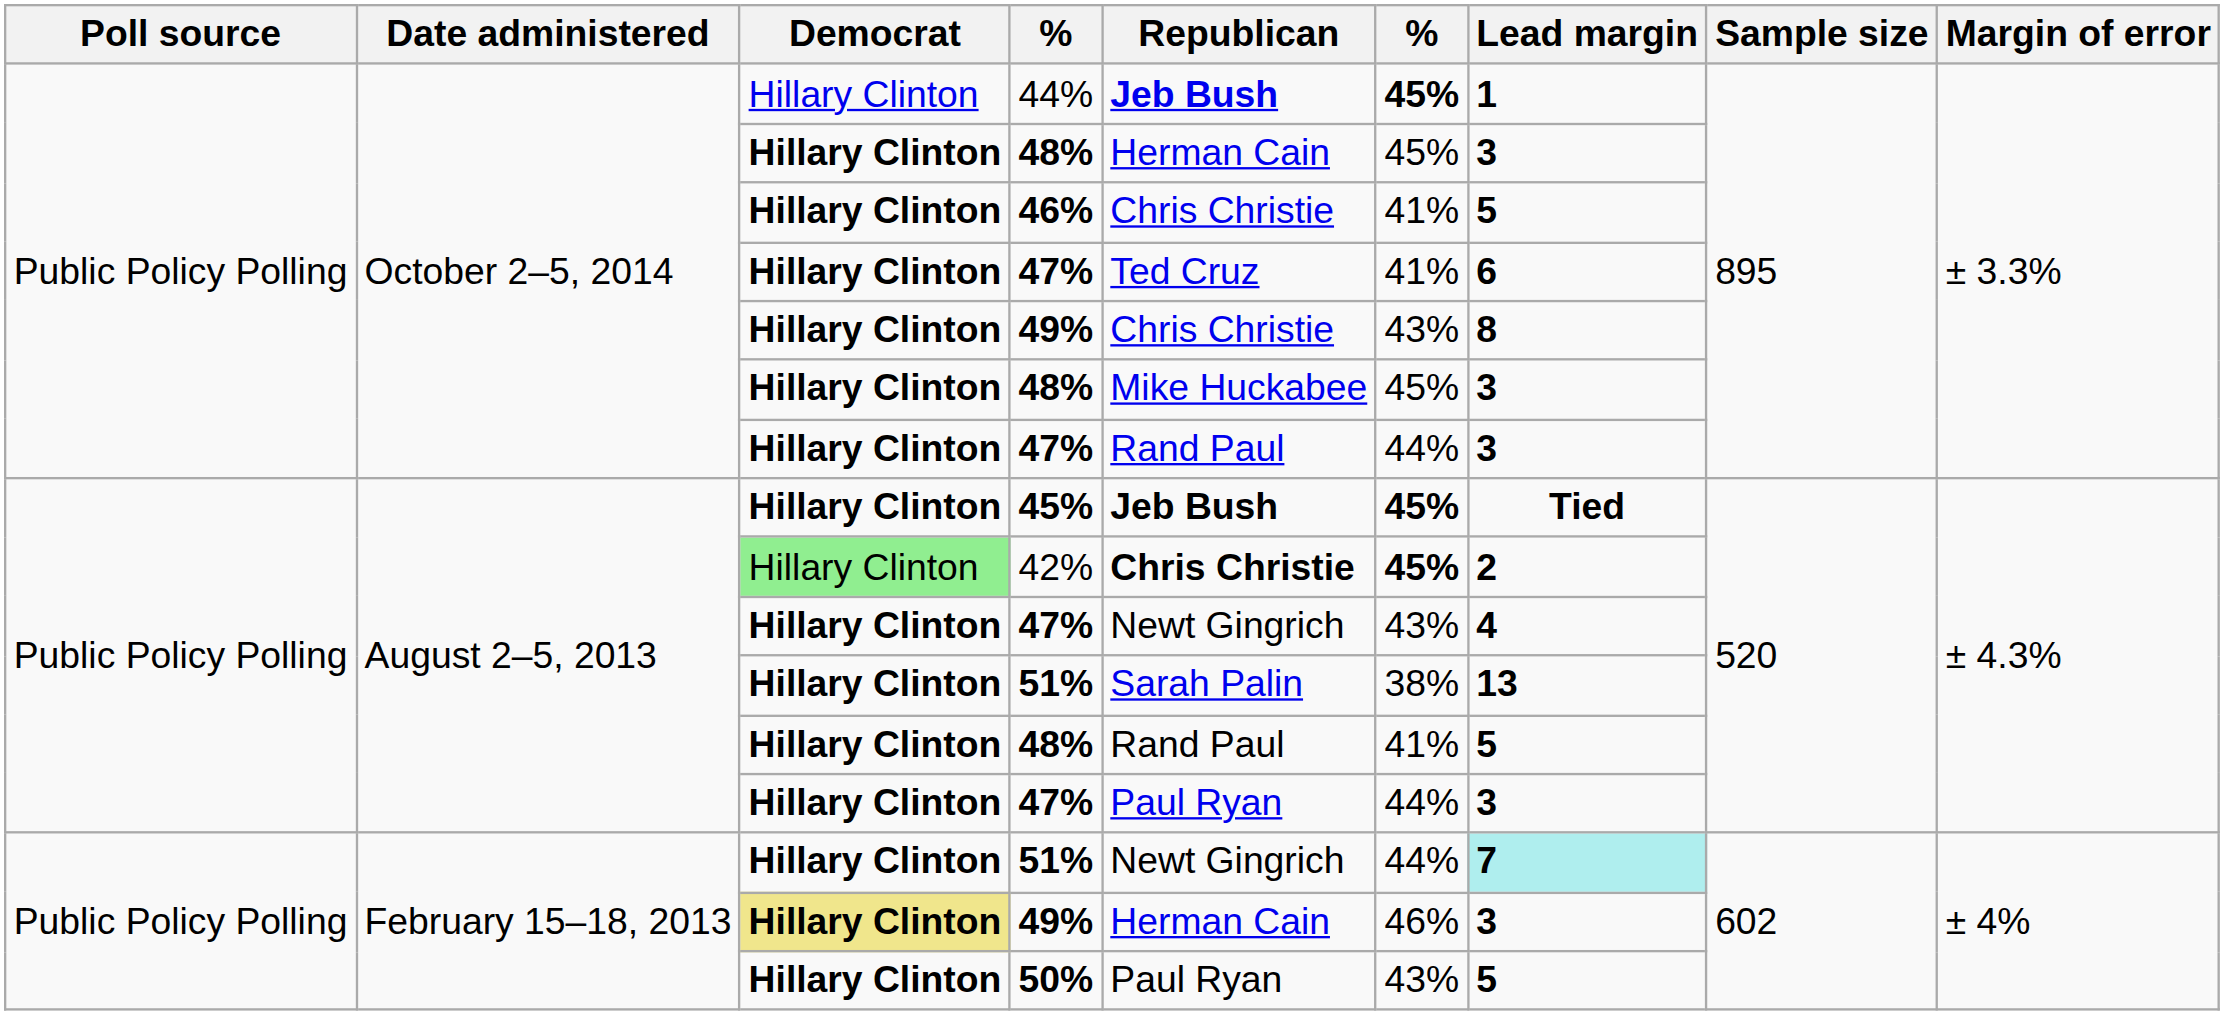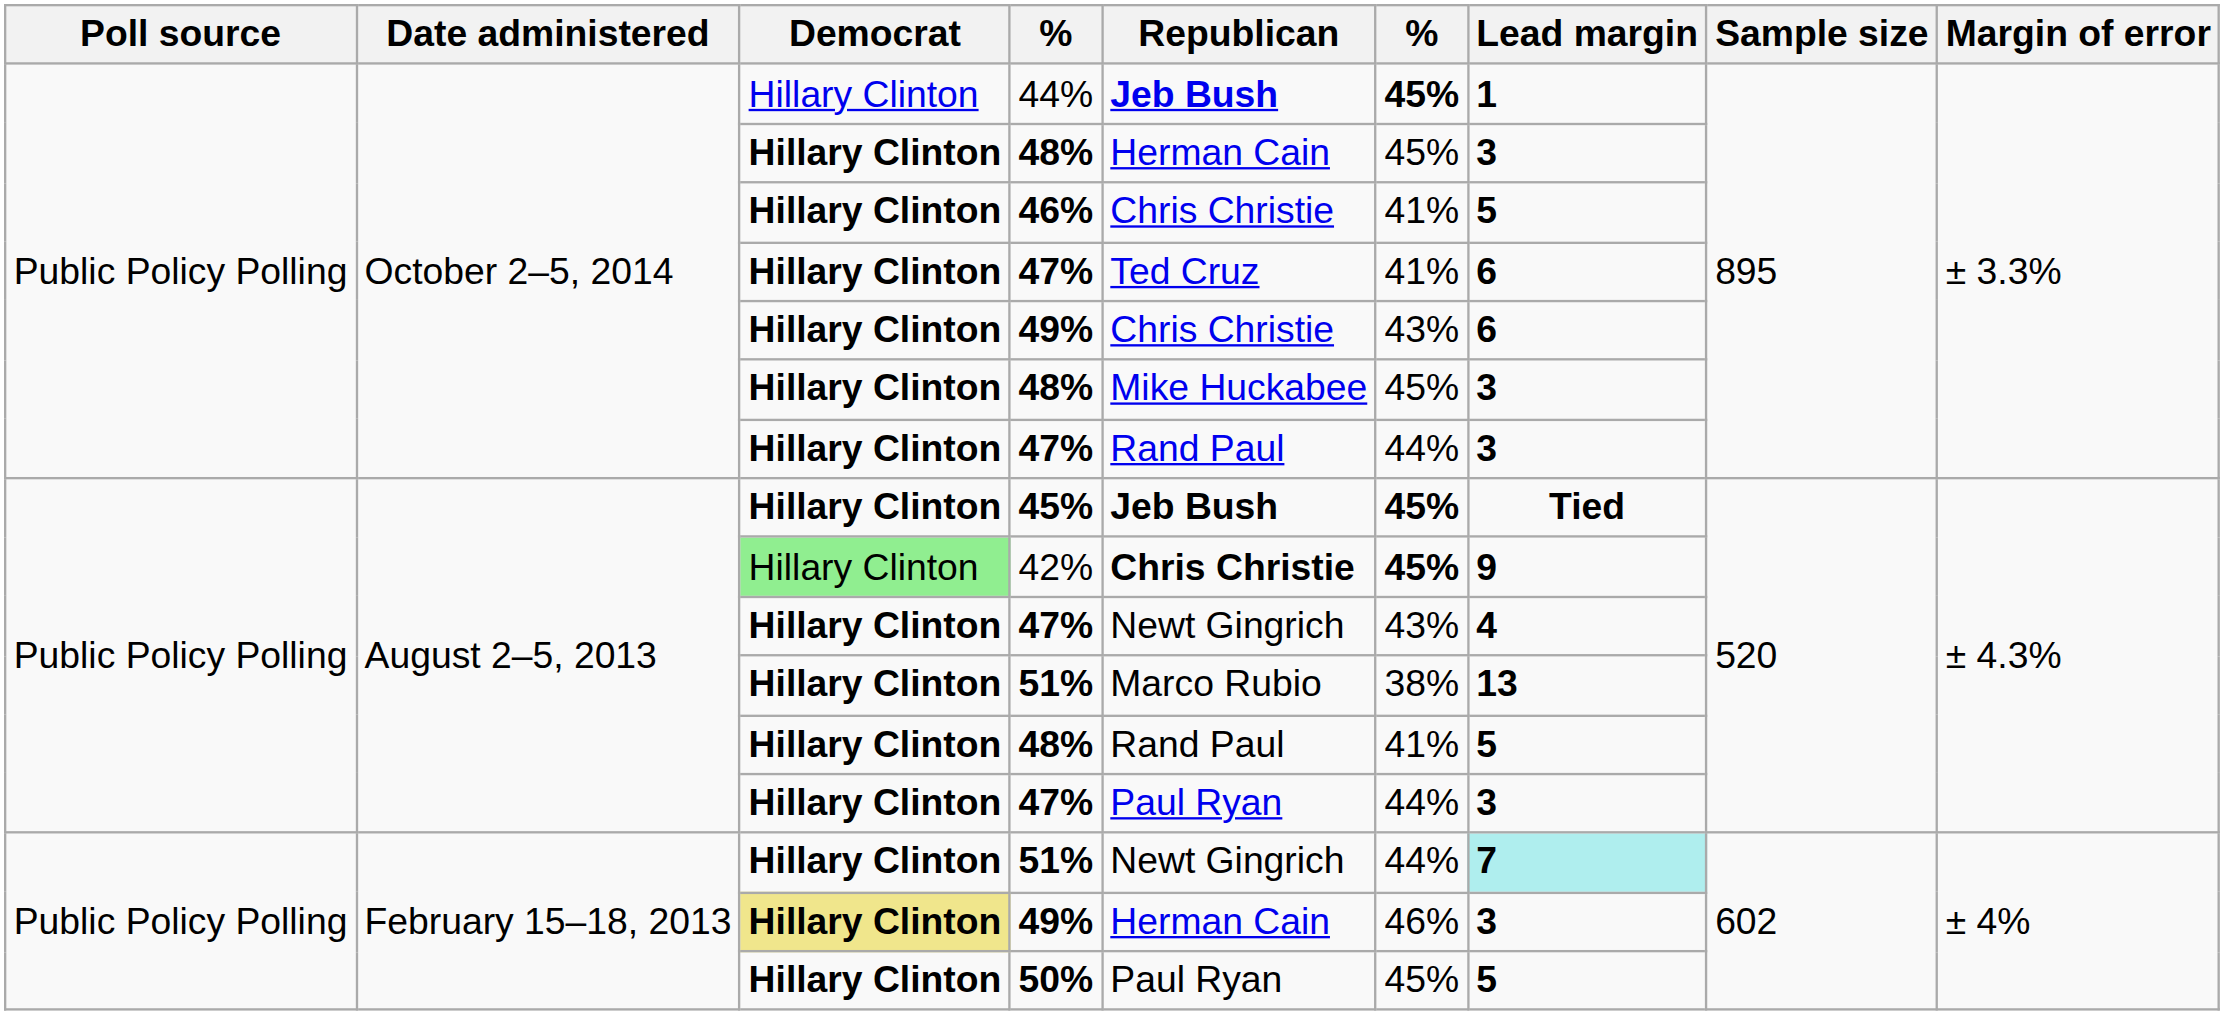(1487, 329) 8 -> (1487, 329) 6
(1487, 566) 2 -> (1487, 566) 9
(1207, 684) Sarah Palin -> (1216, 684) Marco Rubio
(1422, 980) 43% -> (1422, 980) 45%
